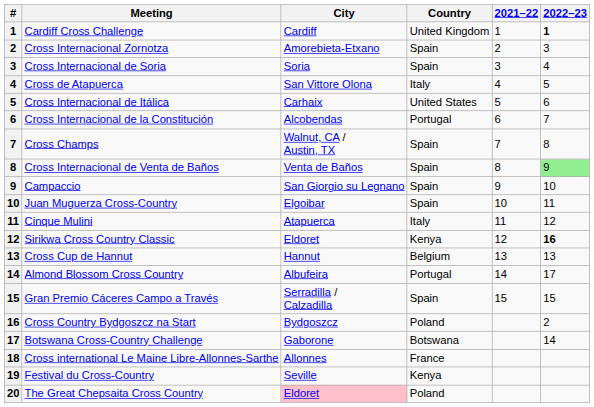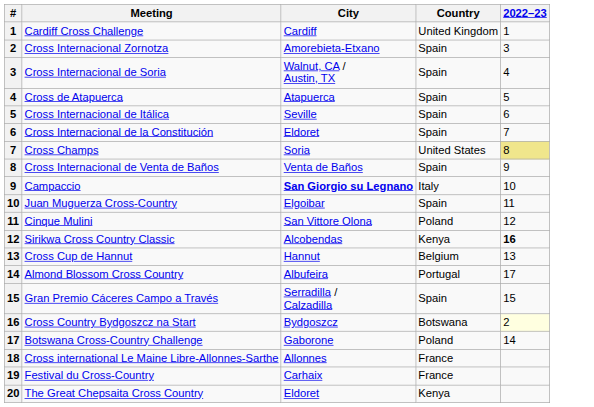- column: (516, 13)
(546, 31) bold -> (506, 31) normal
(297, 66) Soria -> (315, 72) Walnut, CA / Austin, TX
(328, 84) San Vittore Olona -> (309, 97) Atapuerca
(420, 84) Italy -> (433, 97) Spain
(303, 102) Carhaix -> (300, 114) Seville
(443, 102) United States -> (433, 114) Spain
(313, 119) Alcobendas -> (301, 132) Eldoret
(431, 119) Portugal -> (433, 132) Spain
(315, 144) Walnut, CA / Austin, TX -> (297, 150) Soria
(424, 144) Spain -> (452, 150) United States
(546, 144) no background -> (506, 150) khaki background
(546, 168) lightgreen background -> (506, 168) no background
(344, 185) normal -> (348, 185) bold
(424, 185) Spain -> (429, 185) Italy
(309, 221) Atapuerca -> (328, 221) San Vittore Olona
(420, 221) Italy -> (436, 221) Poland
(301, 239) Eldoret -> (313, 239) Alcobendas
(427, 322) Poland -> (443, 322) Botswana
(546, 322) no background -> (506, 322) lightyellow background
(434, 340) Botswana -> (436, 340) Poland
(300, 376) Seville -> (303, 376) Carhaix
(426, 376) Kenya -> (436, 376) France
(301, 393) pink background -> (301, 393) no background
(427, 393) Poland -> (434, 393) Kenya
